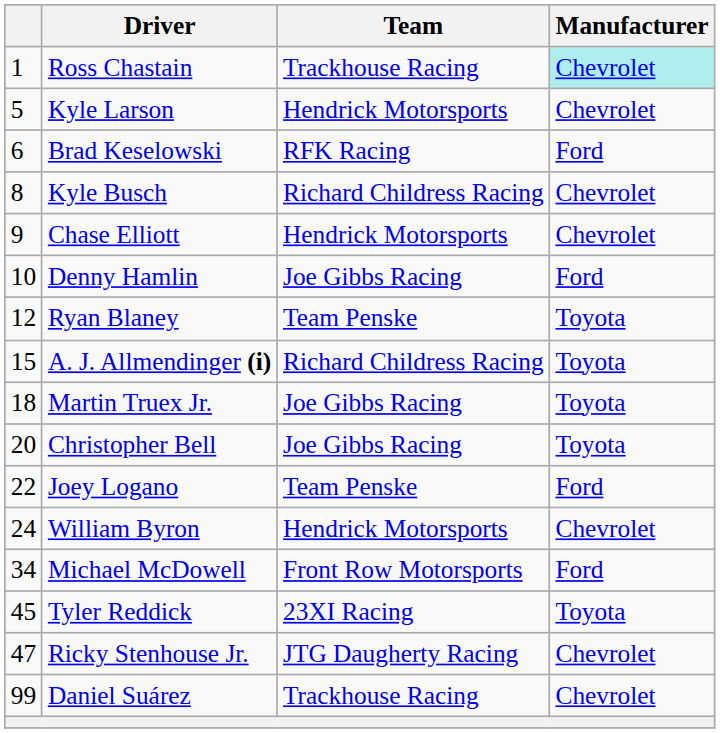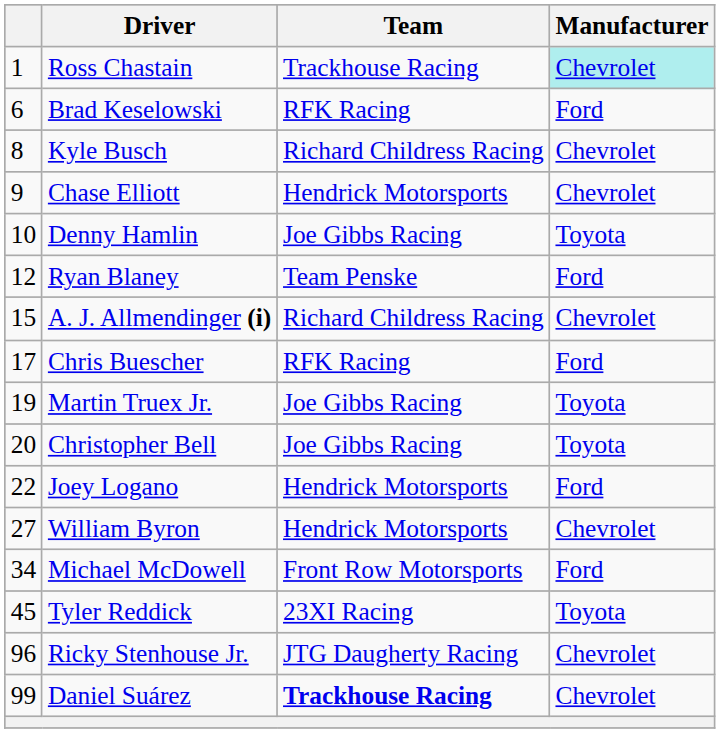- row: (111, 109)
(579, 276) Ford -> (591, 234) Toyota
(591, 318) Toyota -> (579, 276) Ford
(591, 360) Toyota -> (605, 318) Chevrolet
+ row: (126, 360)
(23, 402) 18 -> (23, 402) 19
(350, 486) Team Penske -> (395, 486) Hendrick Motorsports
(23, 527) 24 -> (23, 527) 27
(23, 653) 47 -> (23, 653) 96
(381, 695) normal -> (387, 695) bold
